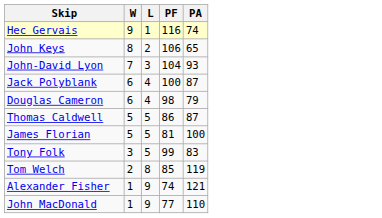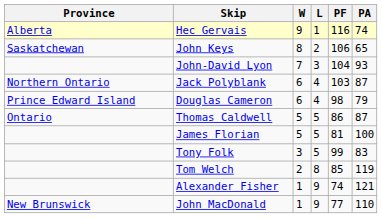+ column: (89, 13)
(171, 83) 100 -> (340, 83) 103
